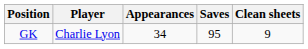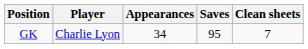(268, 33) 9 -> (268, 33) 7
